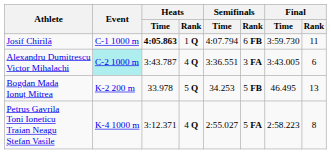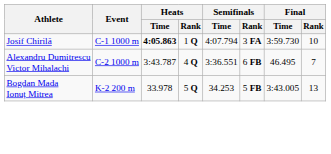(253, 42) 6 FB -> (252, 42) 3 FA
(314, 42) 11 -> (313, 42) 10
(117, 62) paleturquoise background -> (117, 62) no background
(253, 62) 3 FA -> (252, 62) 6 FB
(283, 62) 3:43.005 -> (283, 62) 46.495
(314, 62) 6 -> (313, 62) 7
(283, 88) 46.495 -> (283, 88) 3:43.005
- row: (33, 125)
